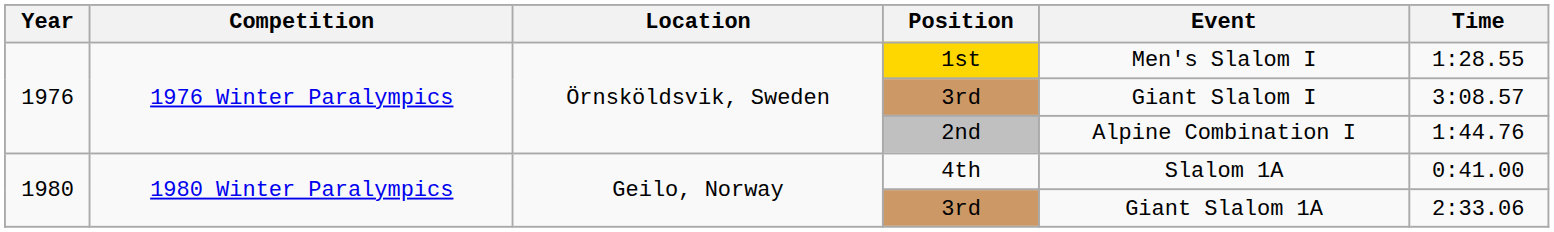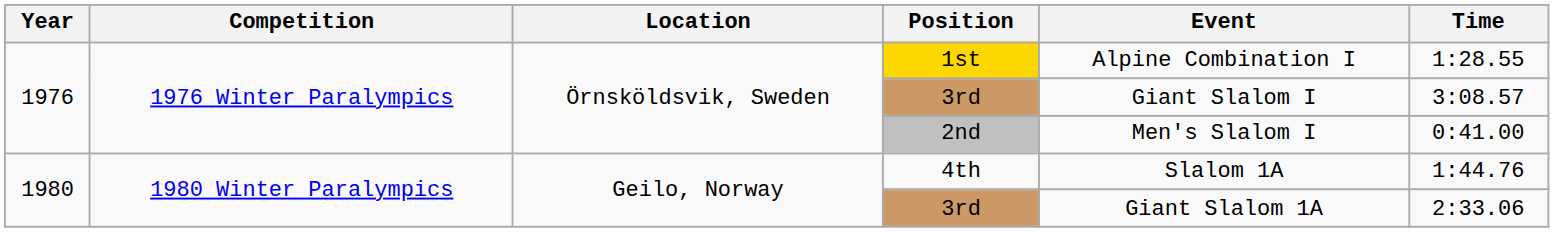(1224, 60) Men's Slalom I -> (1224, 60) Alpine Combination I
(1224, 134) Alpine Combination I -> (1224, 134) Men's Slalom I
(1478, 134) 1:44.76 -> (1478, 134) 0:41.00
(1478, 171) 0:41.00 -> (1478, 171) 1:44.76
